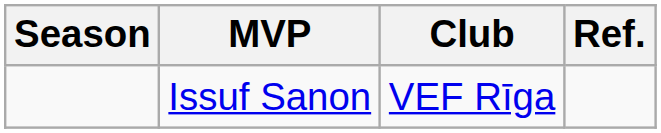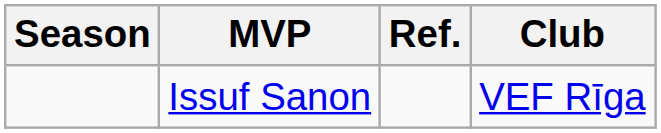columns swapped: (472, 34) <-> (609, 34)
